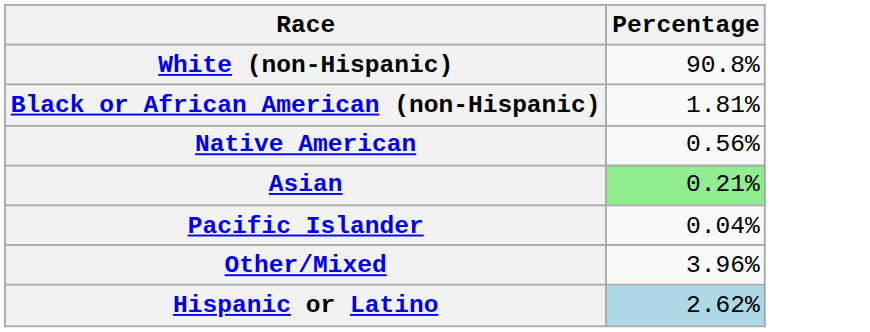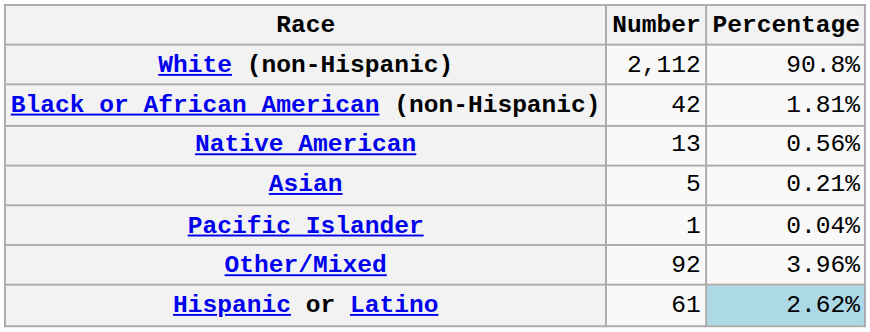+ column: (657, 25)
(723, 185) lightgreen background -> (823, 185) no background
